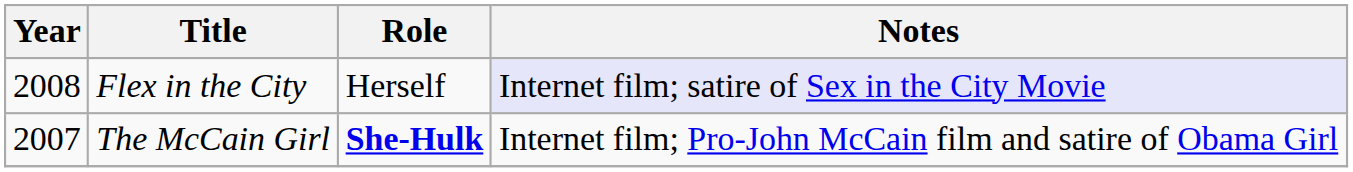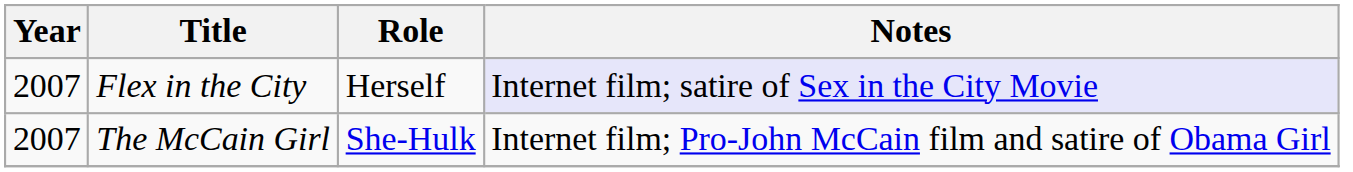(47, 85) 2008 -> (47, 85) 2007
(414, 138) bold -> (411, 138) normal
